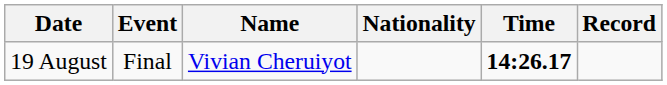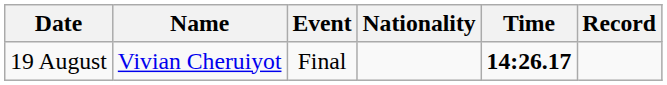columns swapped: (147, 23) <-> (270, 23)
